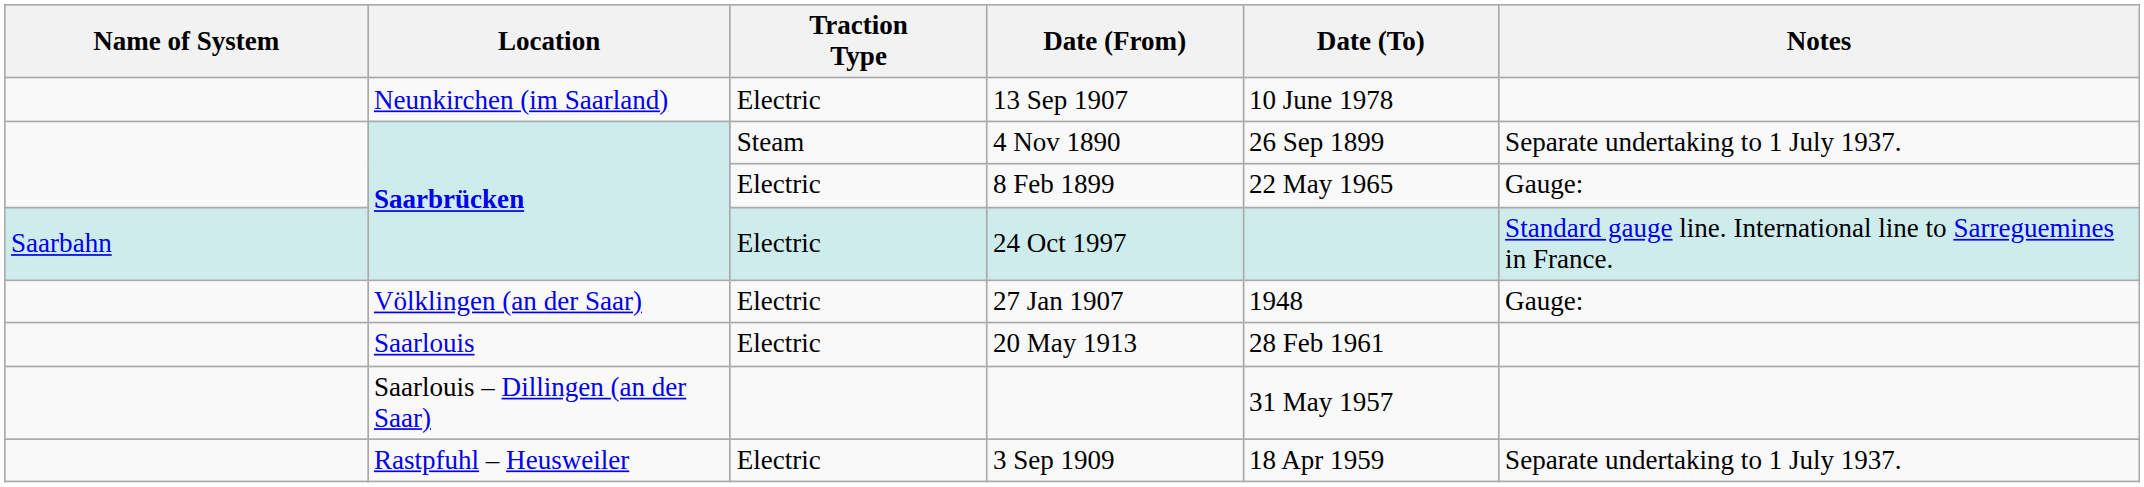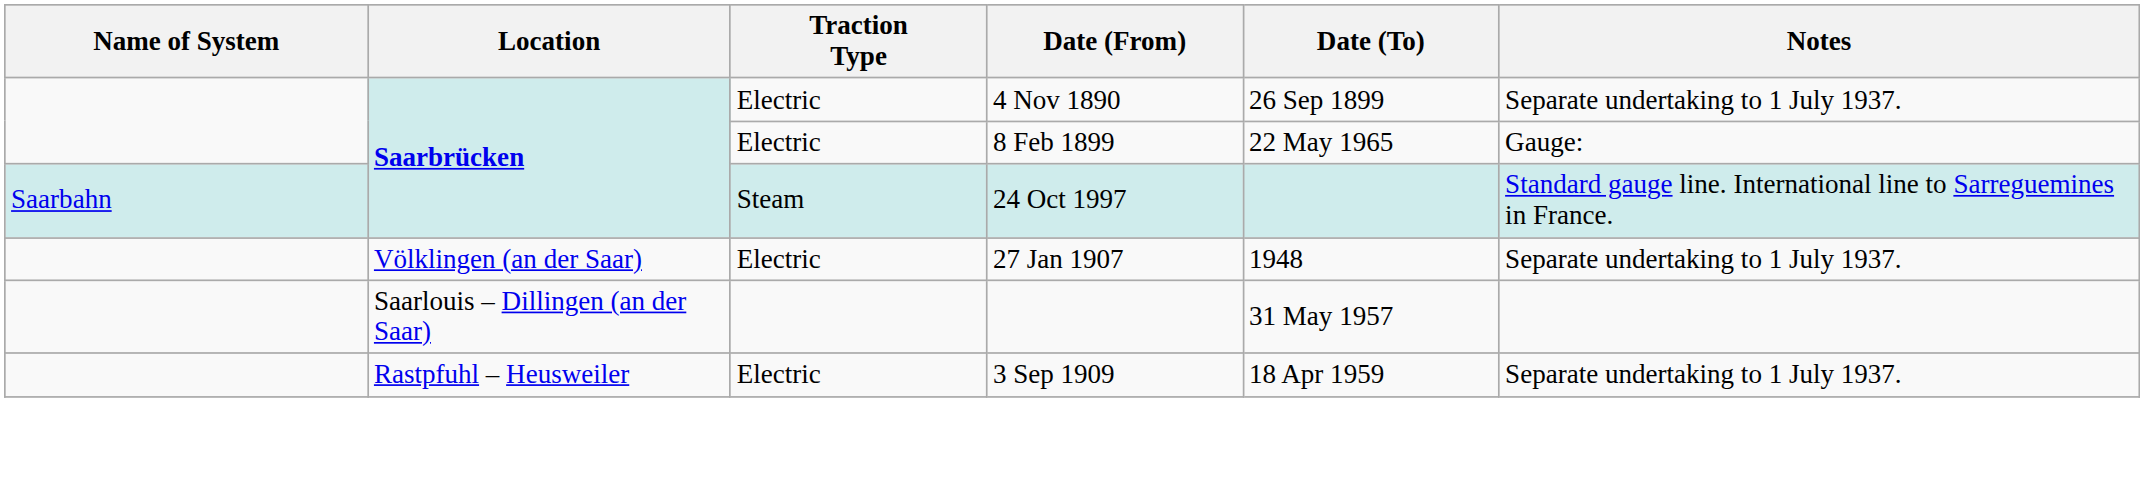- row: (1060, 99)
(771, 142) Steam -> (779, 99) Electric
(779, 243) Electric -> (771, 200) Steam
(1544, 301) Gauge: -> (1703, 258) Separate undertaking to 1 July 1937.
- row: (1065, 344)
